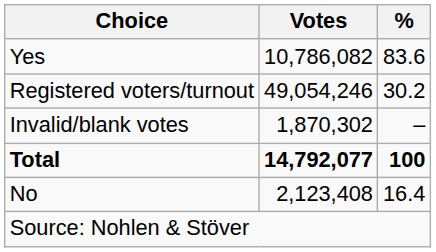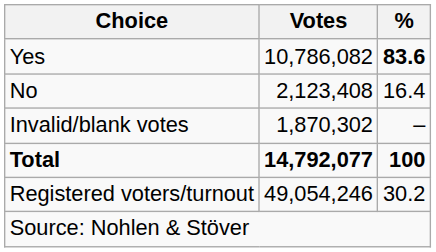(404, 56) normal -> (404, 56) bold
rows swapped: (24, 194) <-> (132, 90)
